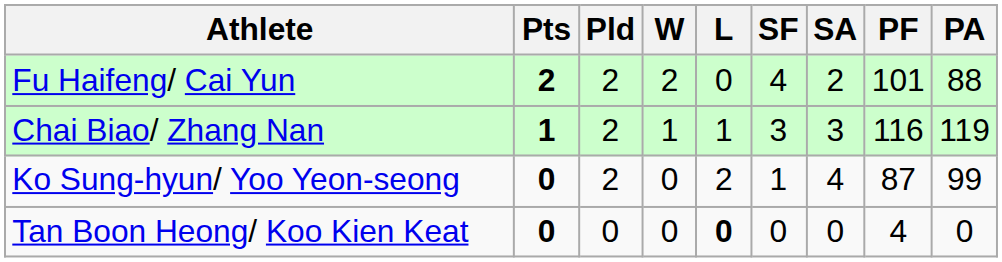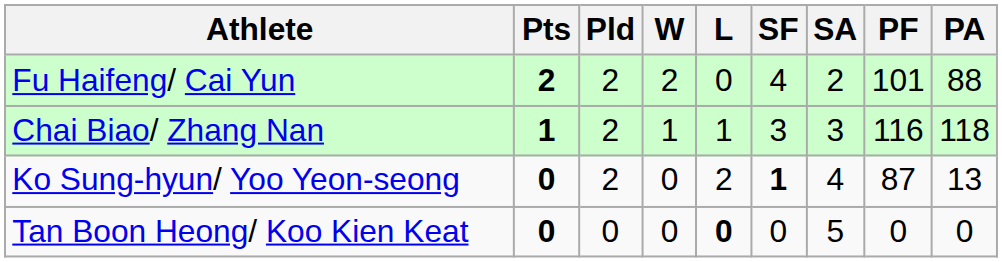(965, 130) 119 -> (965, 130) 118
(778, 180) normal -> (778, 180) bold
(965, 180) 99 -> (965, 180) 13
(835, 230) 0 -> (835, 230) 5
(898, 230) 4 -> (898, 230) 0
